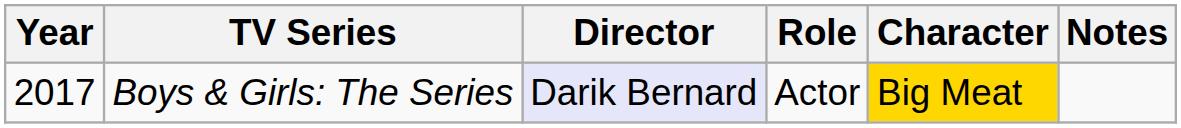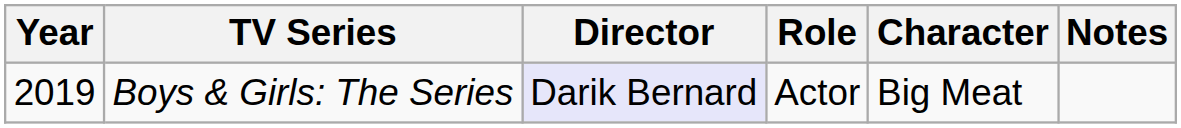(55, 92) 2017 -> (55, 92) 2019
(950, 92) gold background -> (950, 92) no background
